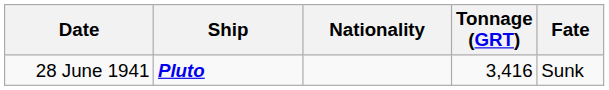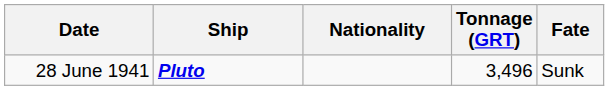(509, 70) 3,416 -> (509, 70) 3,496
